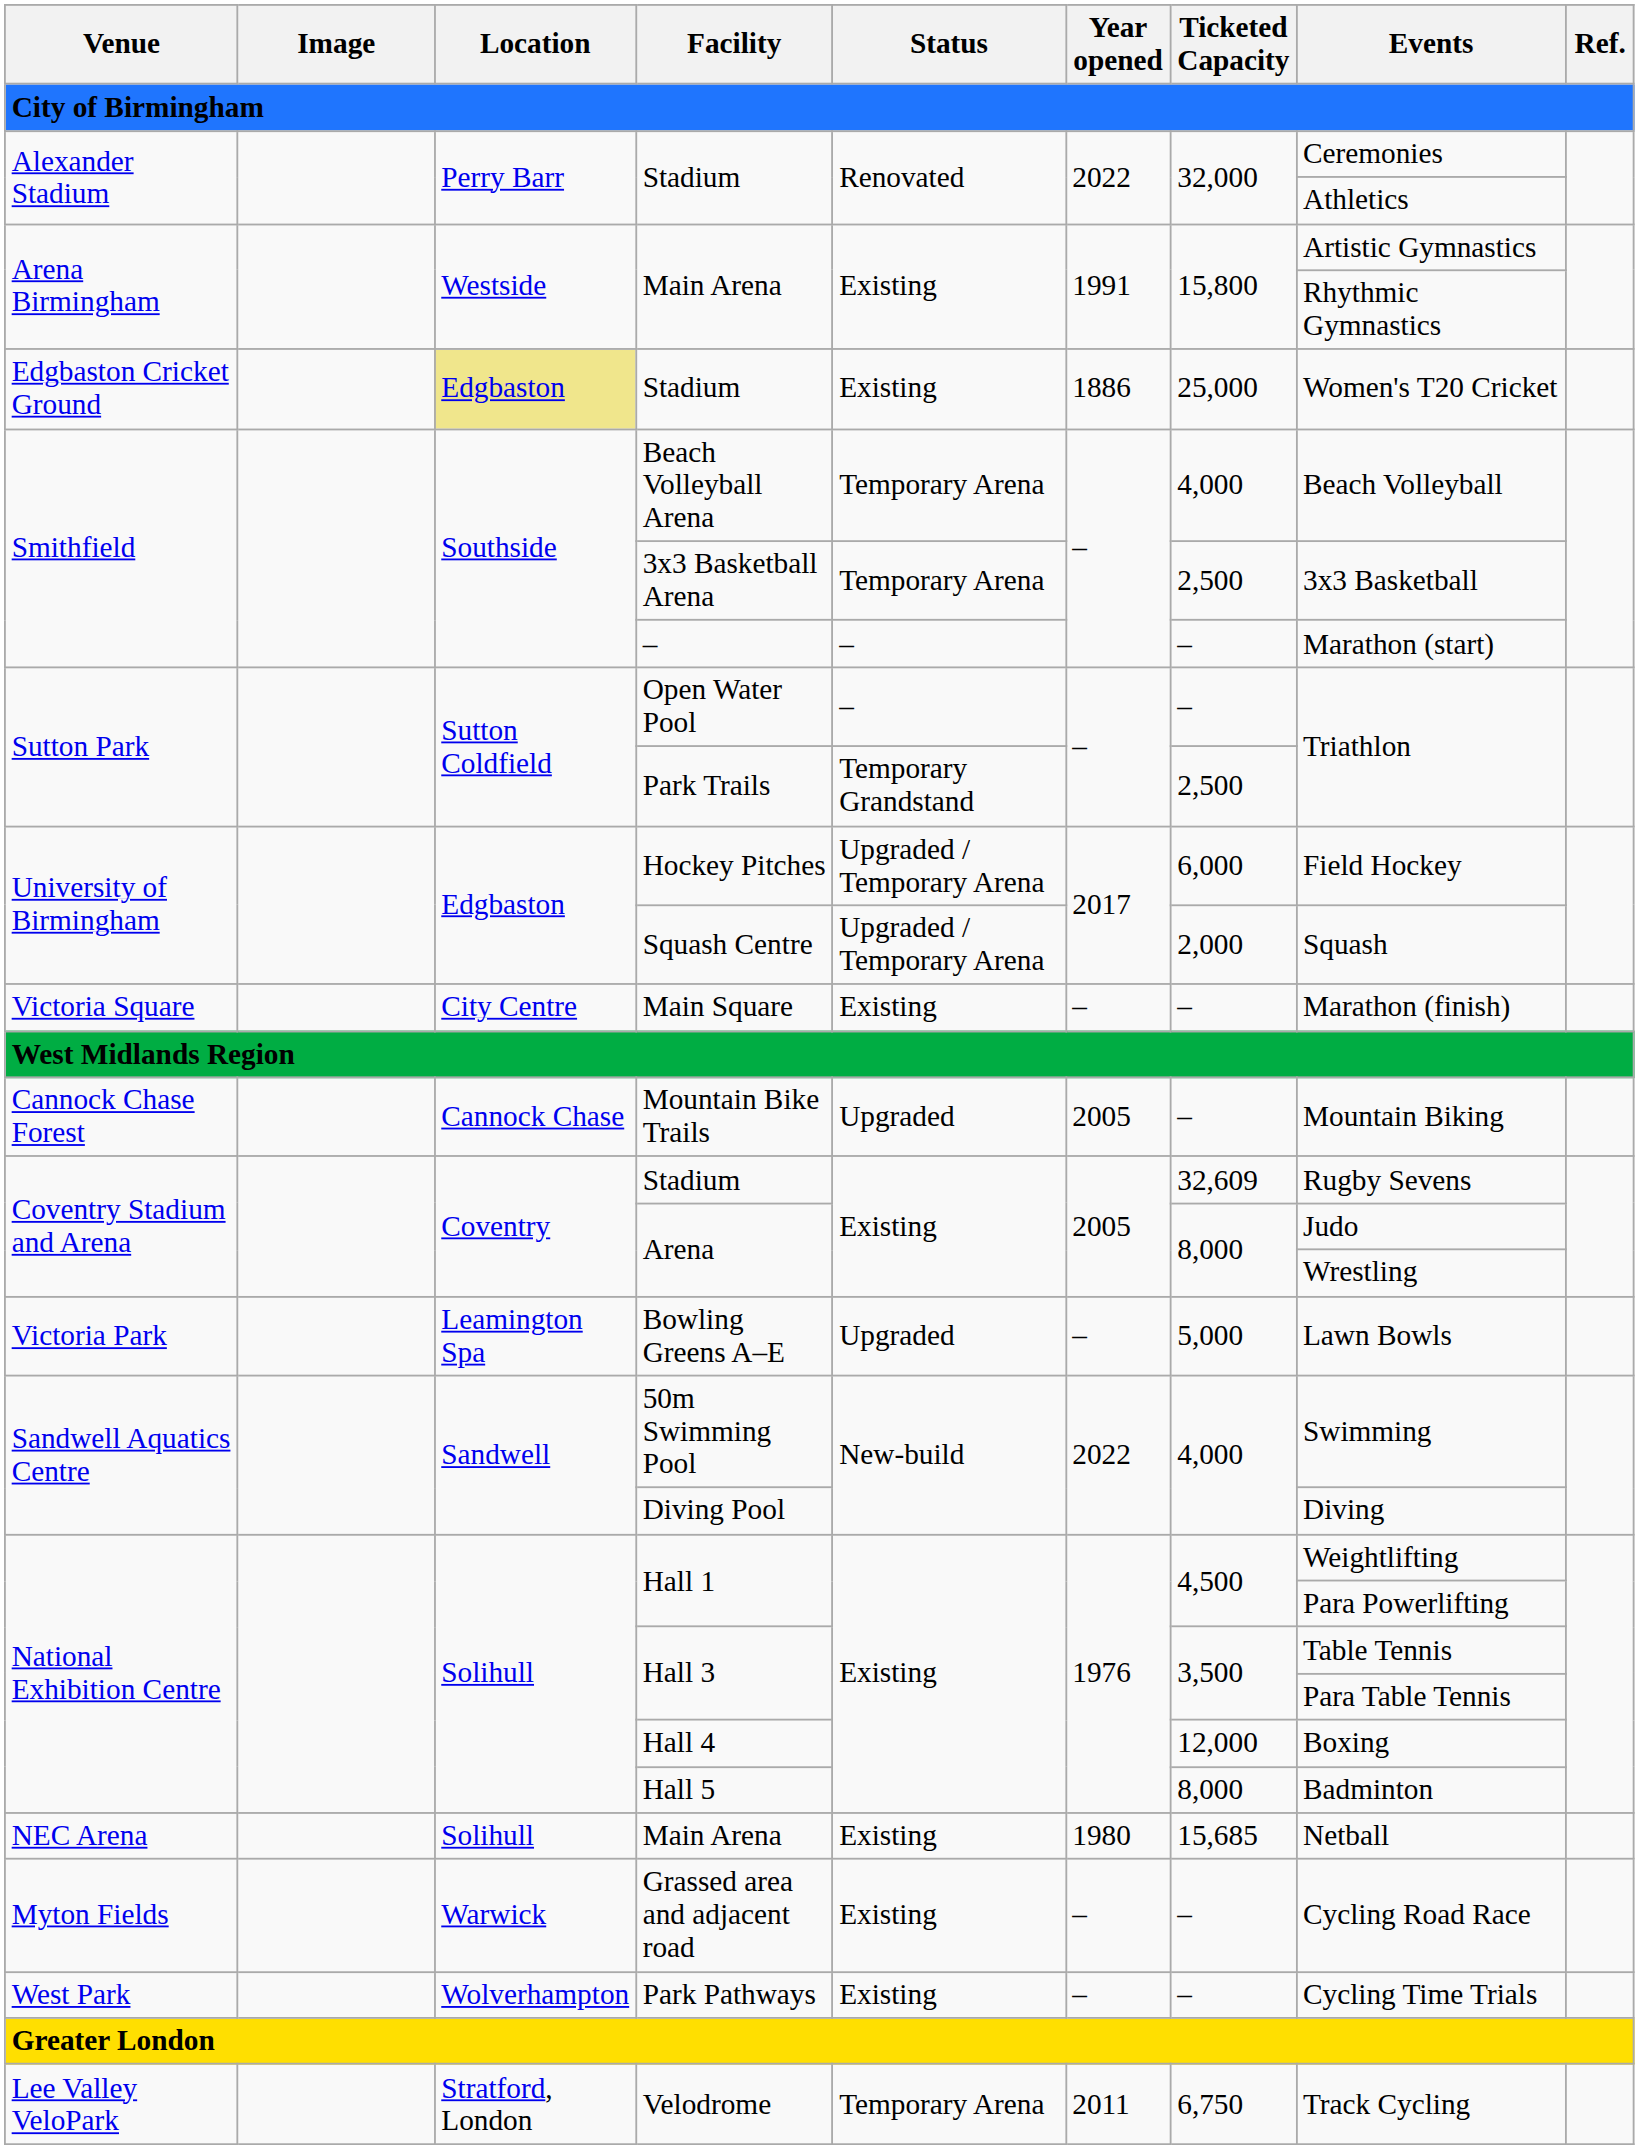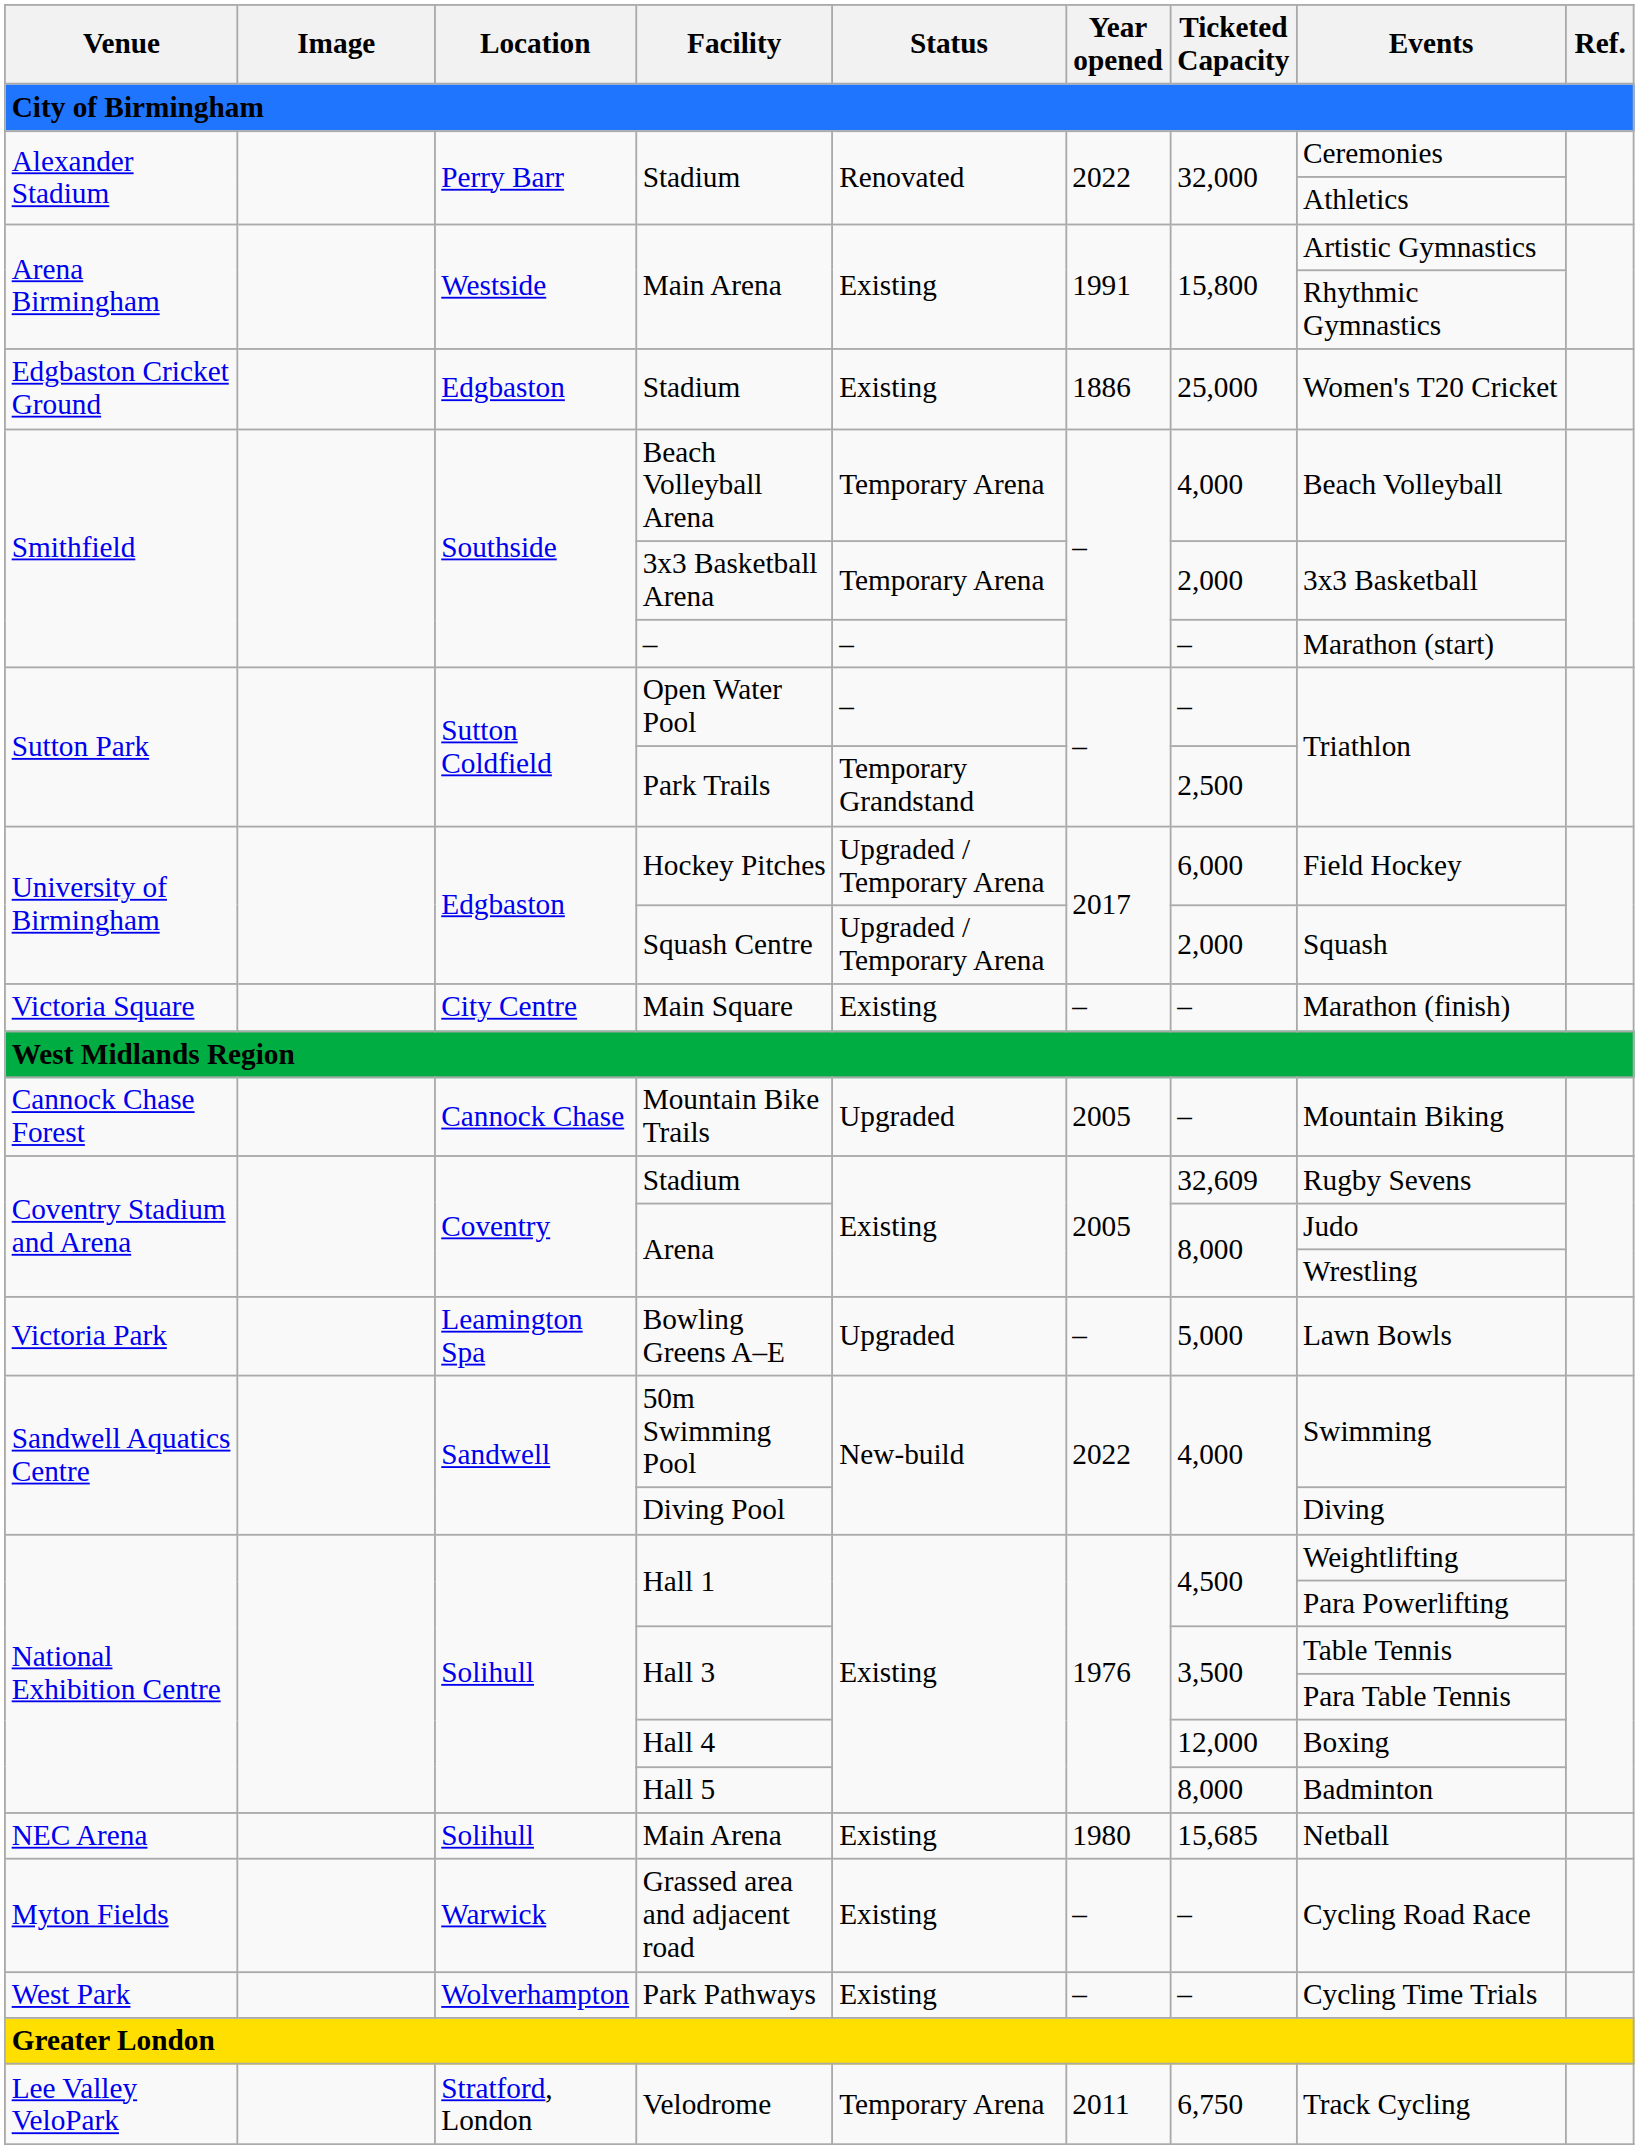(503, 388) khaki background -> (503, 388) no background
(1210, 580) 2,500 -> (1210, 580) 2,000
